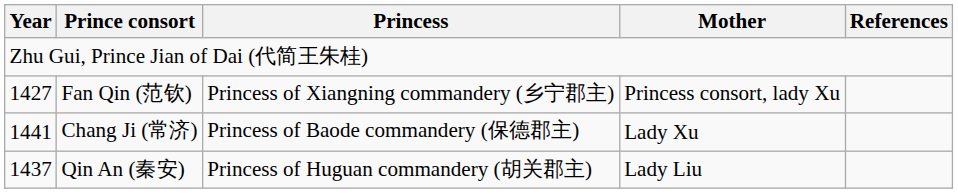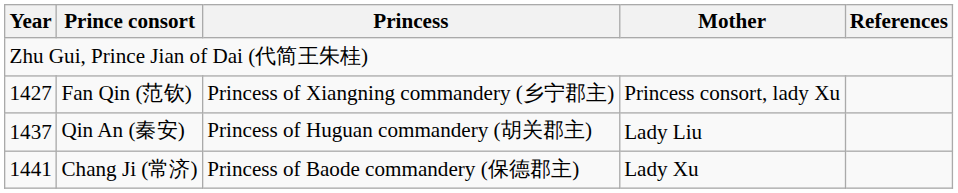rows swapped: (123, 168) <-> (130, 130)
